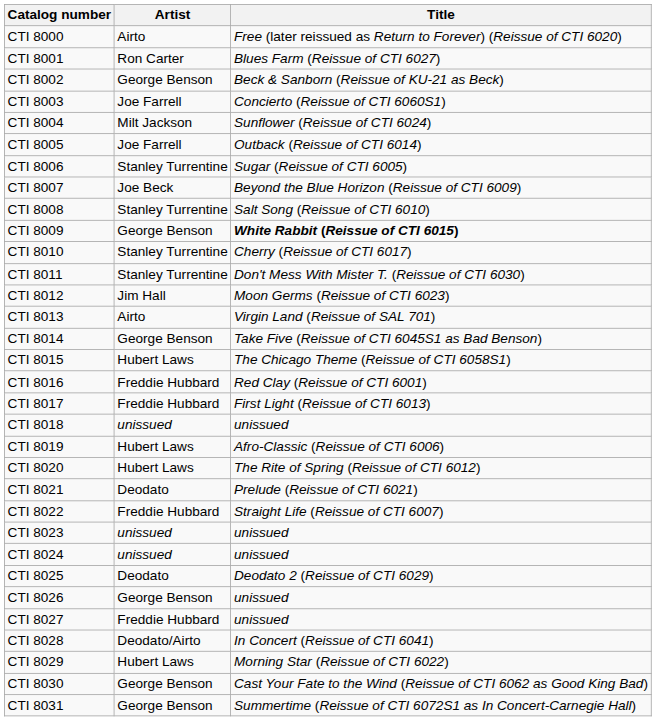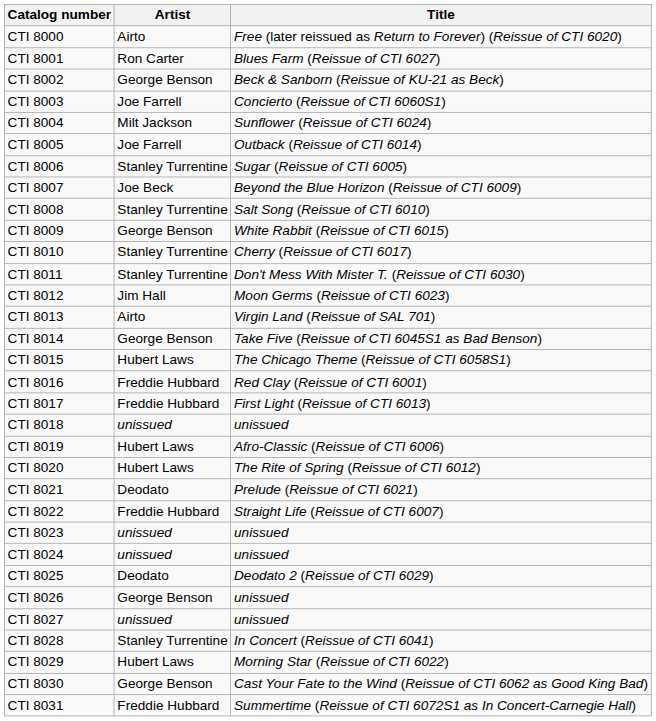(346, 230) bold -> (341, 230) normal
(168, 619) Freddie Hubbard -> (145, 619) unissued
(159, 640) Deodato/Airto -> (173, 640) Stanley Turrentine
(165, 705) George Benson -> (168, 705) Freddie Hubbard
